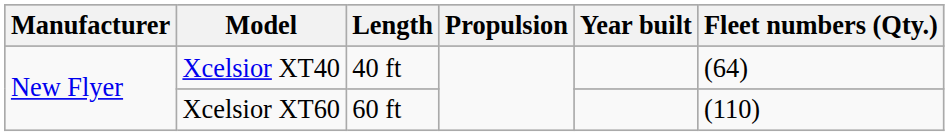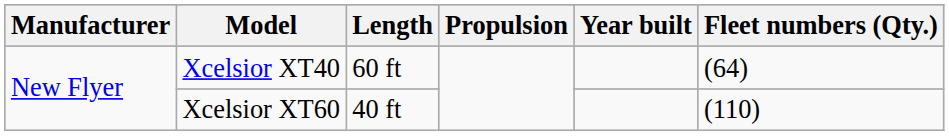(377, 67) 40 ft -> (377, 67) 60 ft
(377, 109) 60 ft -> (377, 109) 40 ft
